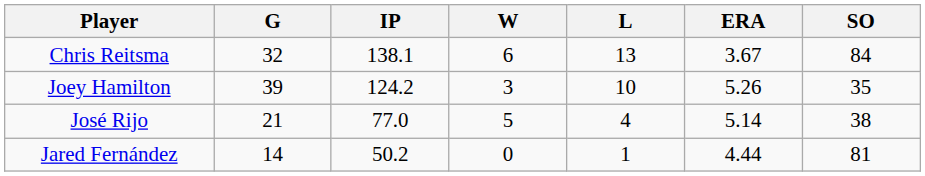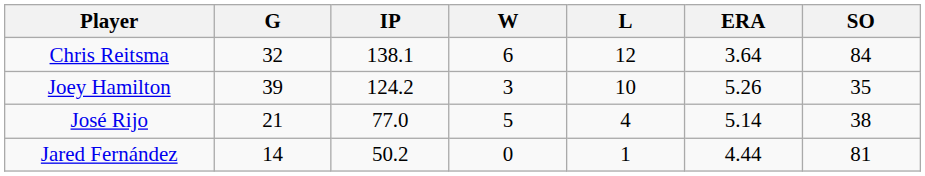(626, 54) 13 -> (626, 54) 12
(743, 54) 3.67 -> (743, 54) 3.64
